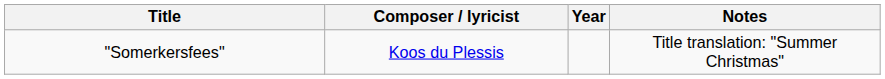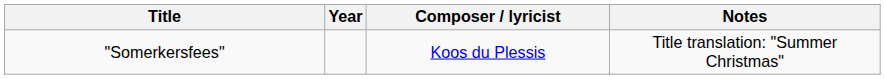columns swapped: (446, 17) <-> (589, 17)
